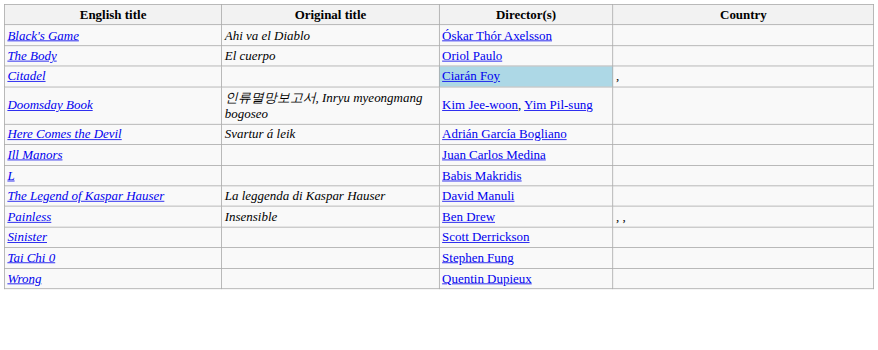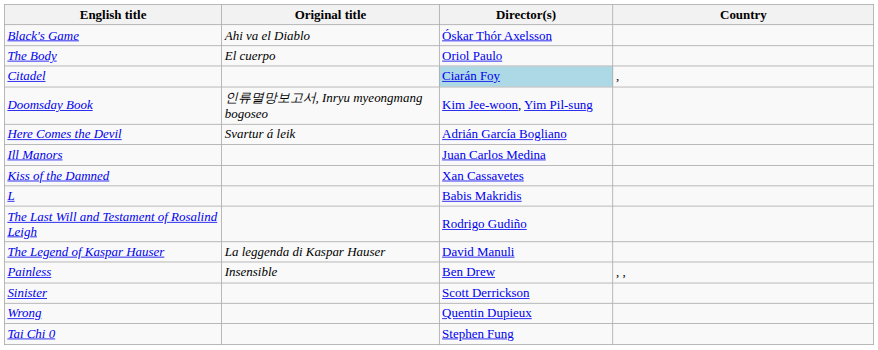+ row: (58, 175)
+ row: (112, 224)
rows swapped: (31, 257) <-> (24, 278)
